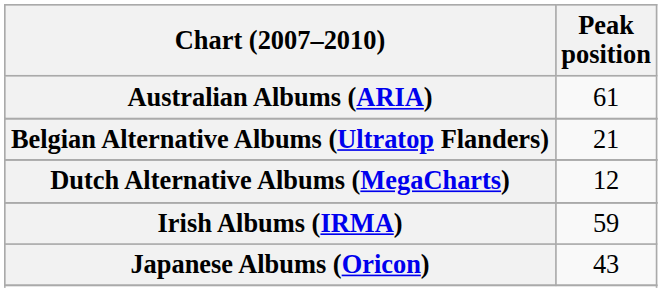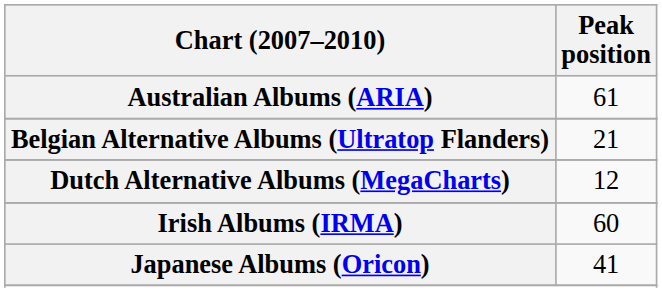(606, 222) 59 -> (606, 222) 60
(606, 264) 43 -> (606, 264) 41
